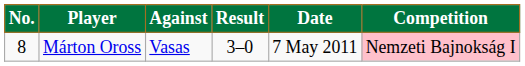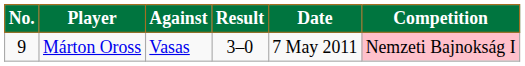(22, 46) 8 -> (22, 46) 9
